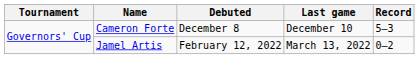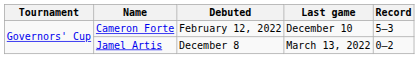(209, 29) December 8 -> (230, 29) February 12, 2022
(230, 45) February 12, 2022 -> (209, 45) December 8
